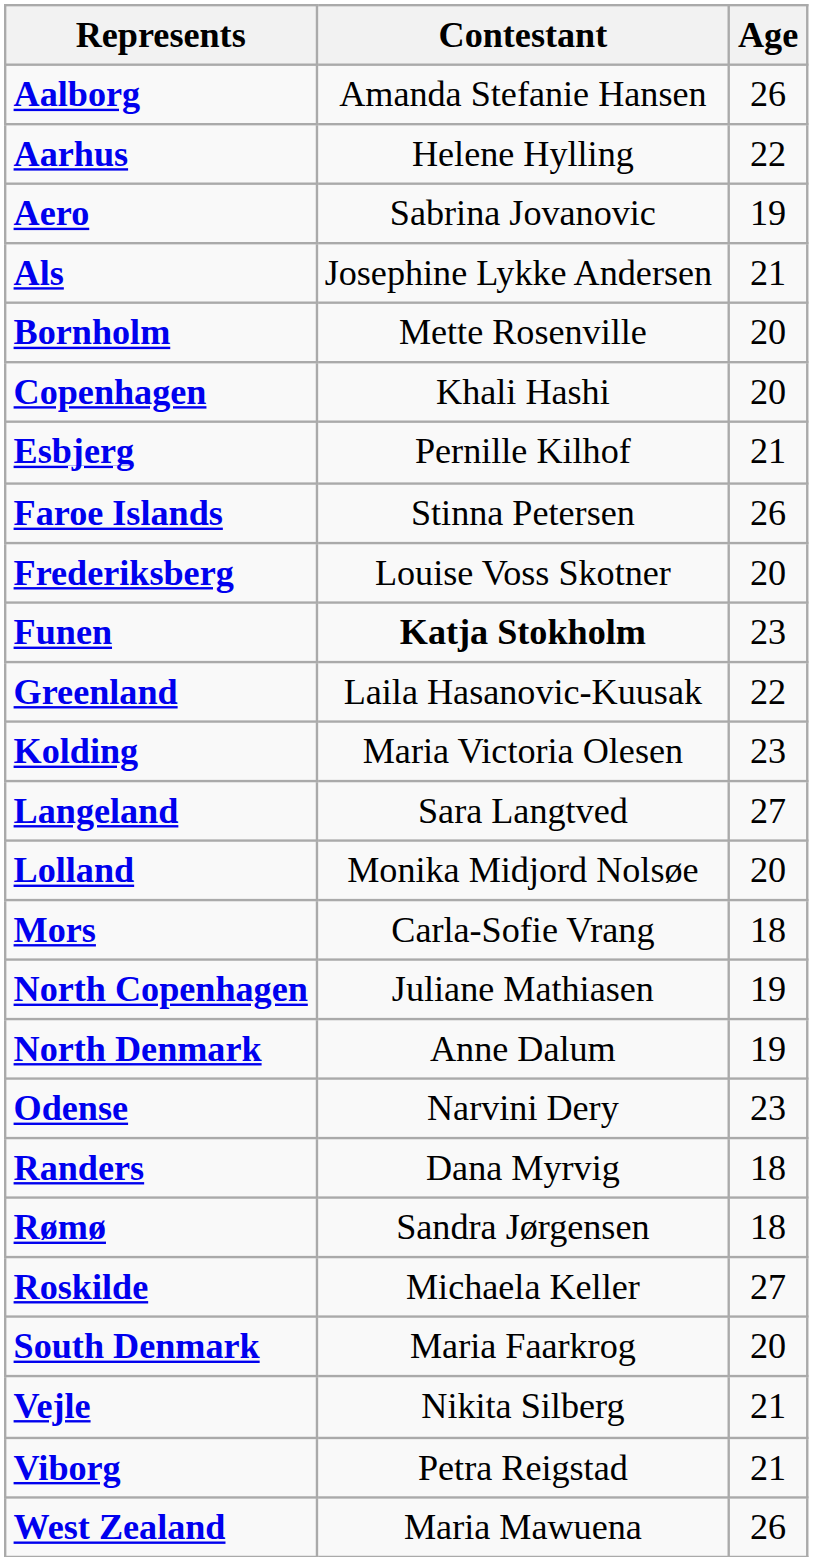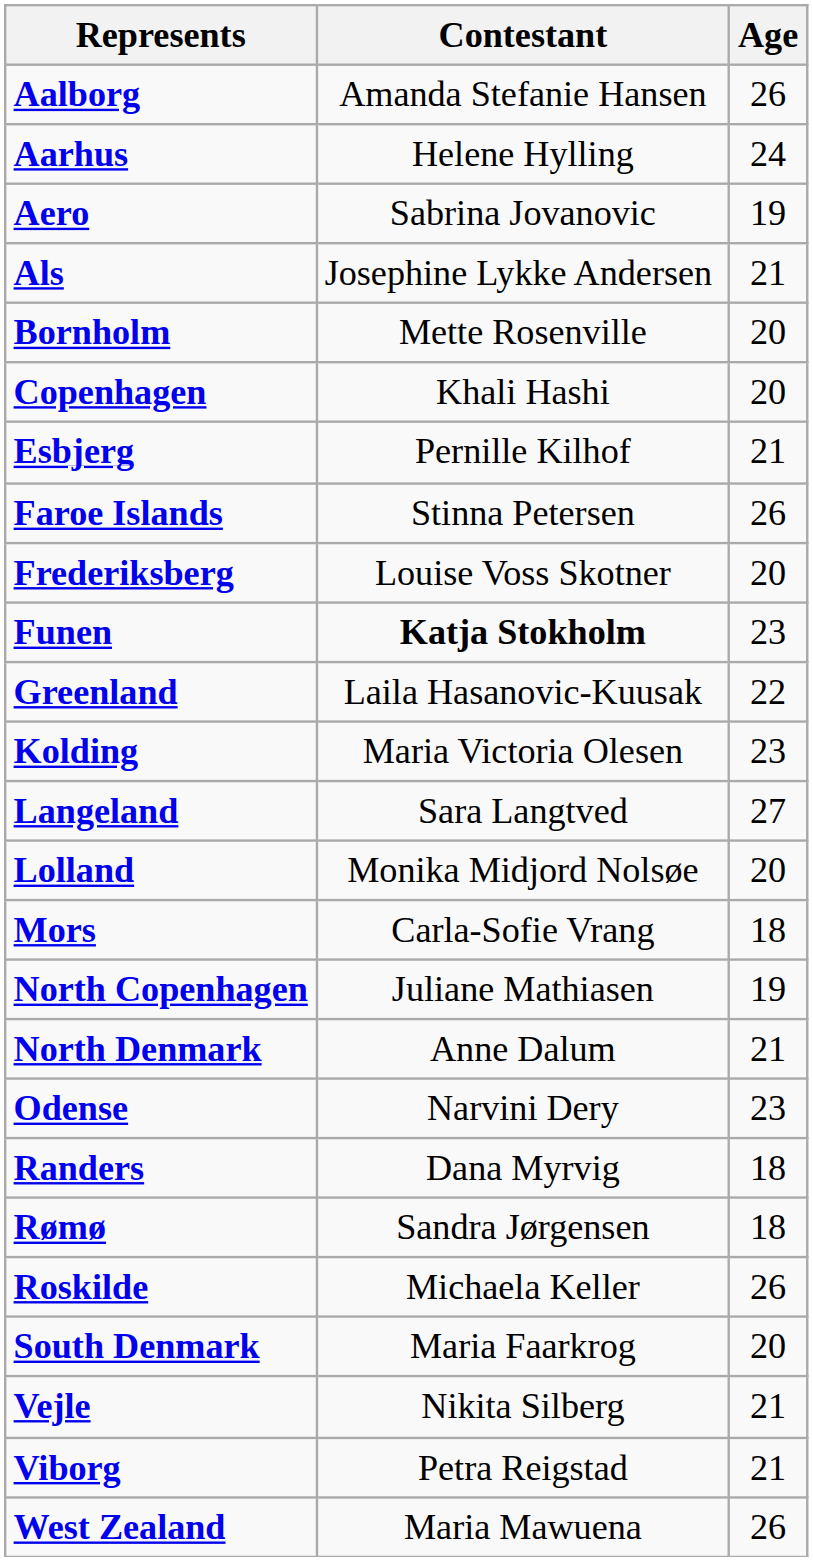(768, 153) 22 -> (768, 153) 24
(768, 1048) 19 -> (768, 1048) 21
(768, 1287) 27 -> (768, 1287) 26
